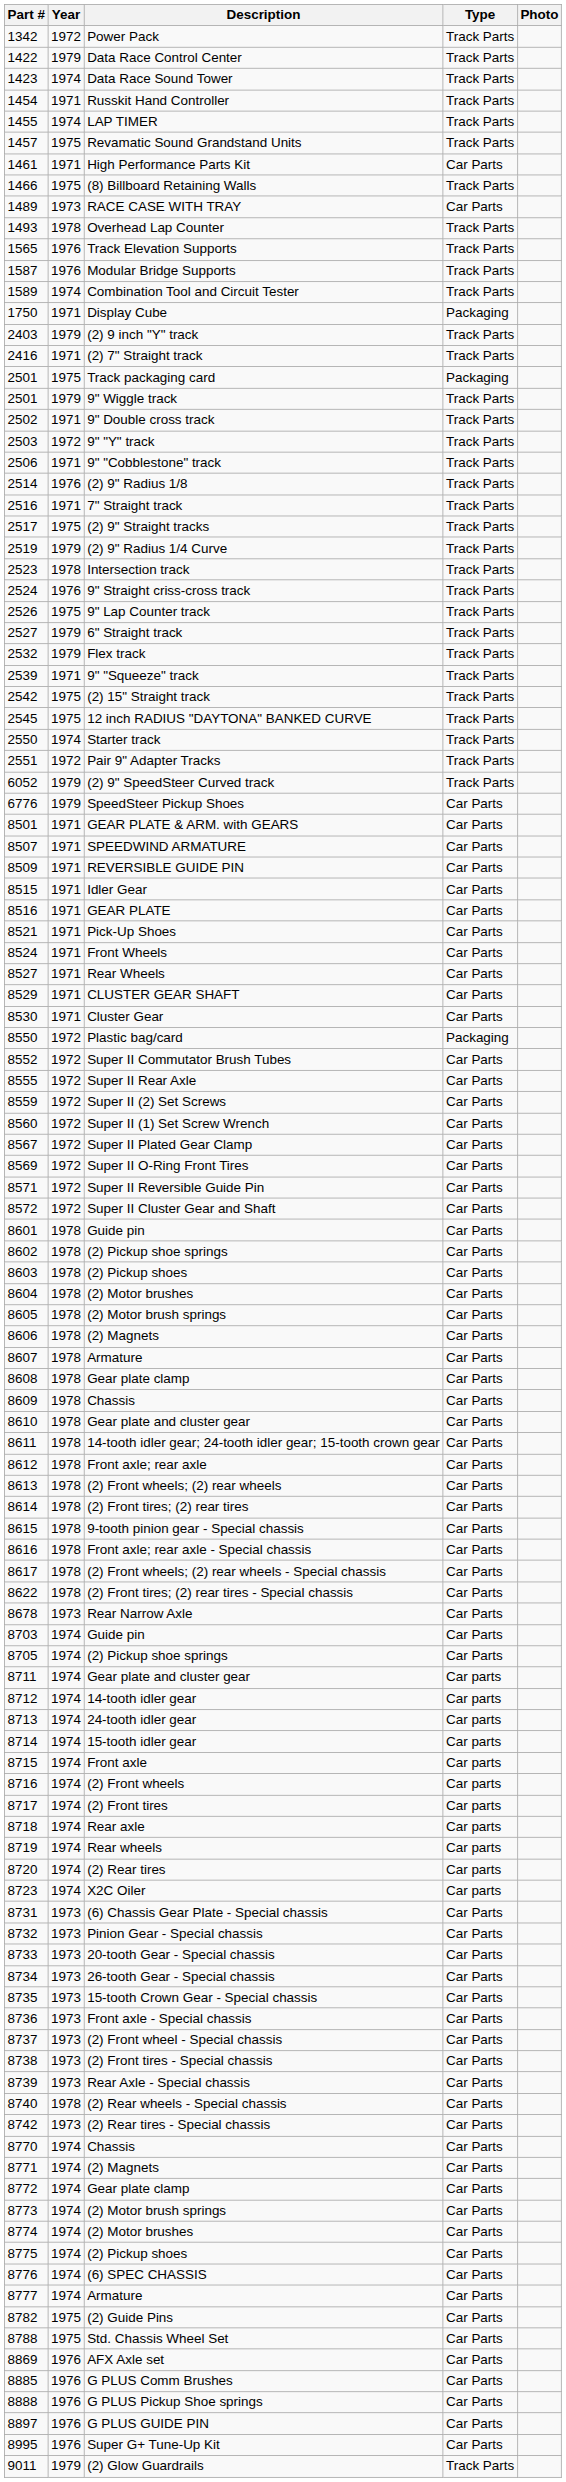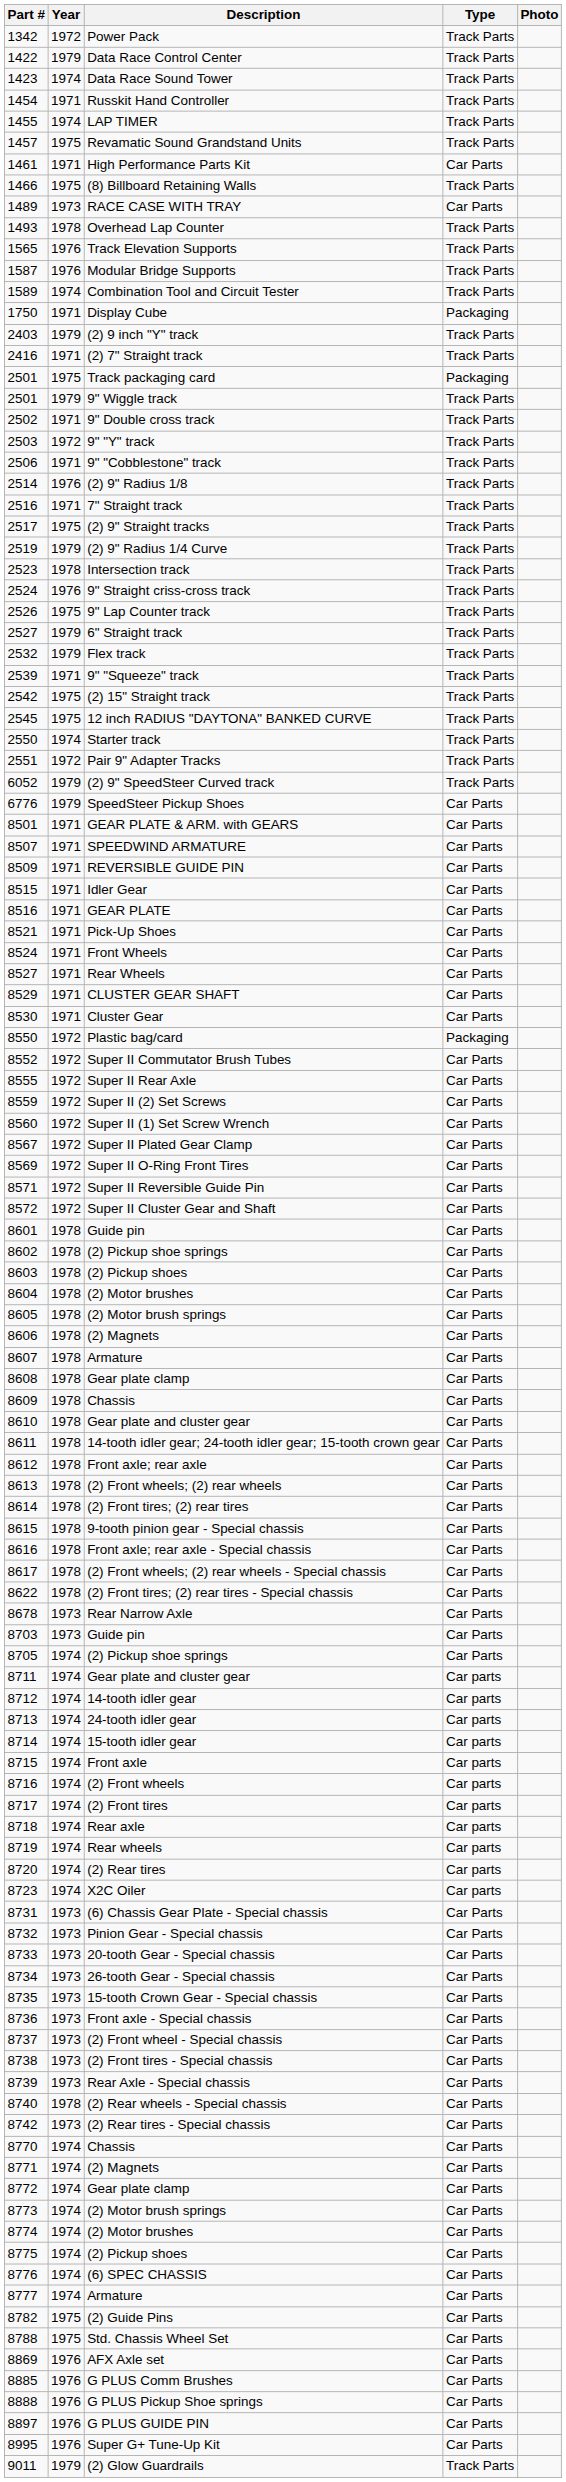(66, 1635) 1974 -> (66, 1635) 1973
